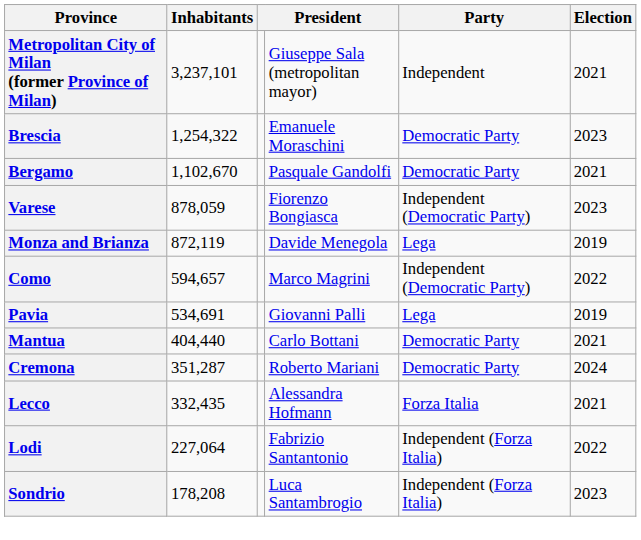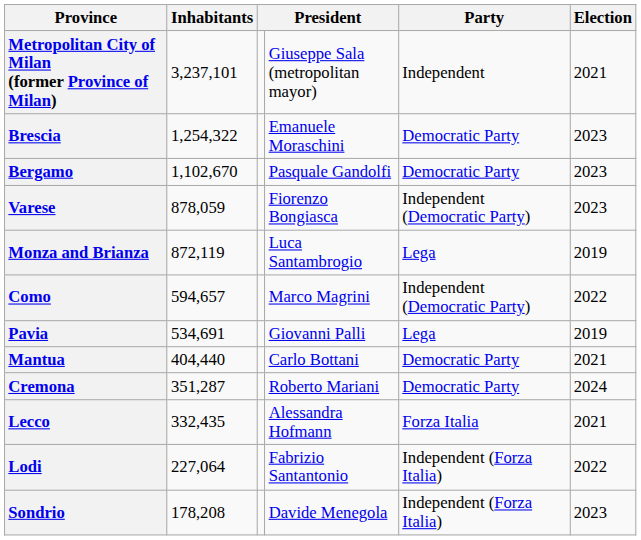(590, 171) 2021 -> (590, 171) 2023
(328, 243) Davide Menegola -> (315, 252) Luca Santambrogio
(315, 493) Luca Santambrogio -> (328, 512) Davide Menegola
